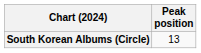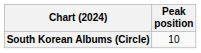(174, 39) 13 -> (174, 39) 10
